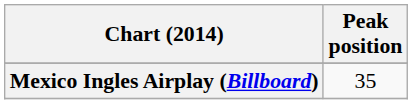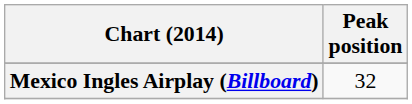(365, 80) 35 -> (365, 80) 32
